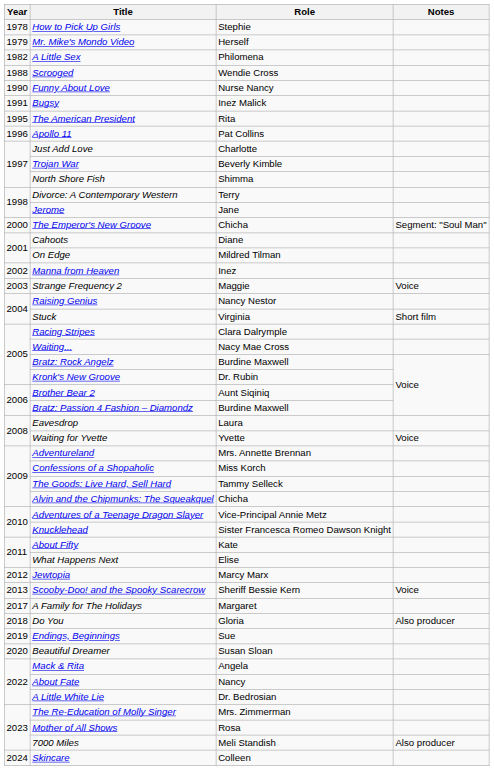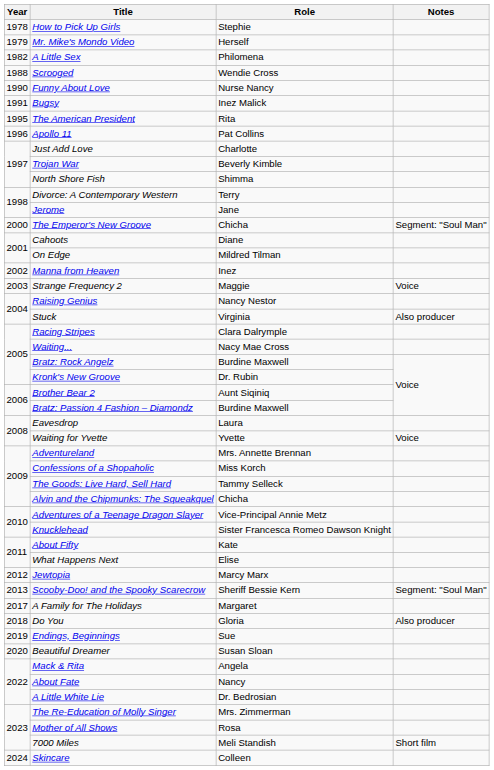(416, 316) Short film -> (425, 316) Also producer
(407, 590) Voice -> (441, 590) Segment: "Soul Man"
(425, 742) Also producer -> (416, 742) Short film
